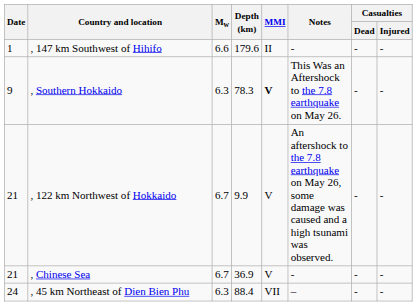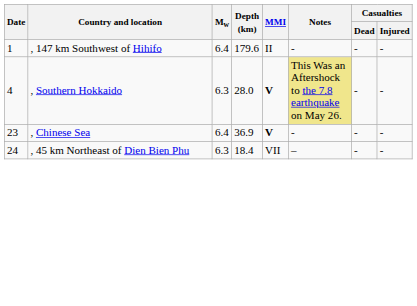(222, 48) 6.6 -> (222, 48) 6.4
(10, 90) 9 -> (10, 90) 4
(244, 90) 78.3 -> (244, 90) 28.0
(318, 90) no background -> (318, 90) khaki background
- row: (103, 195)
(12, 274) 21 -> (12, 132) 23
(222, 274) 6.7 -> (222, 132) 6.4
(269, 274) normal -> (269, 132) bold
(244, 292) 88.4 -> (244, 150) 18.4
